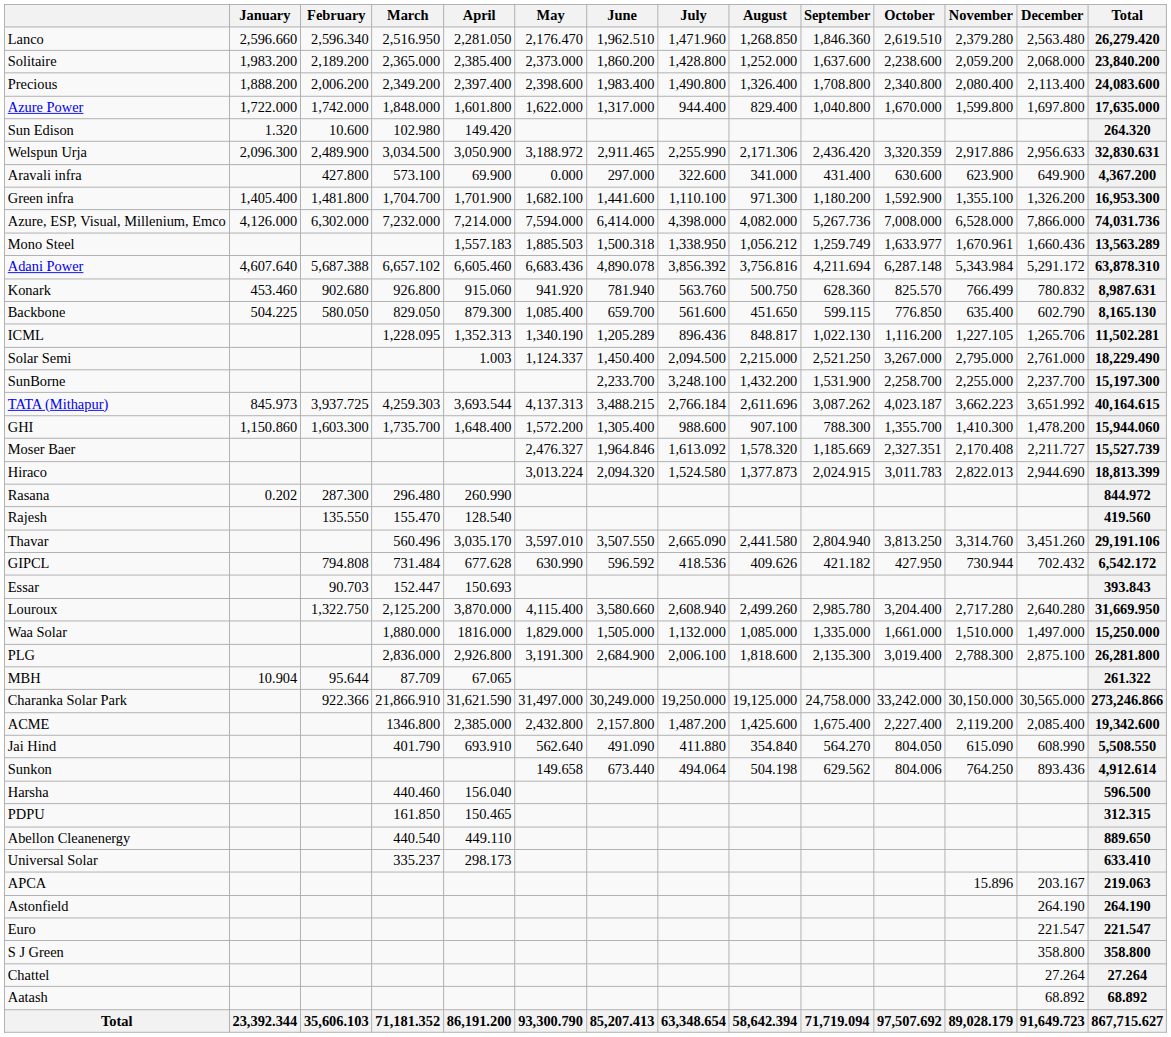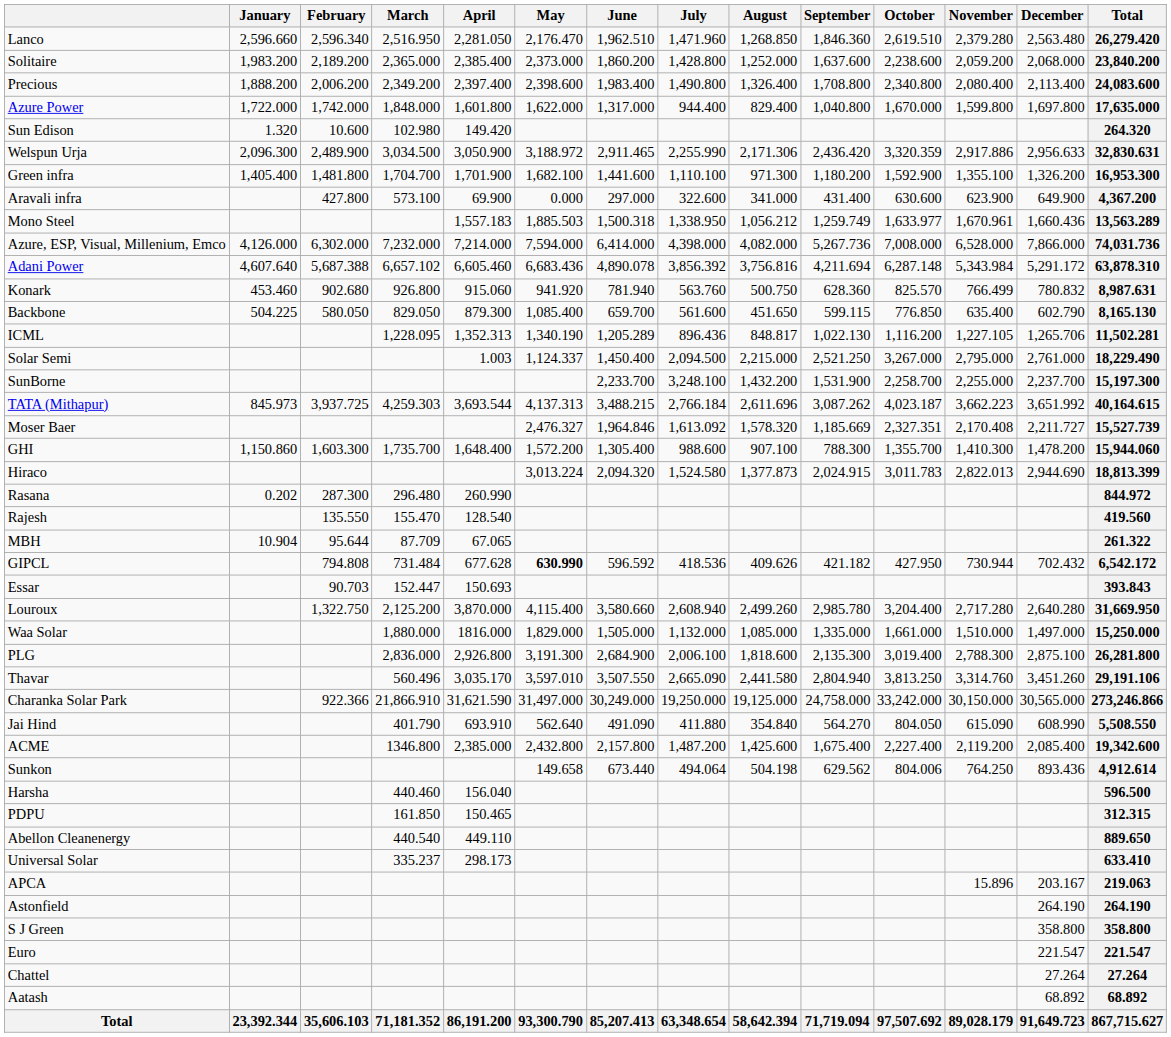rows swapped: (41, 198) <-> (45, 175)
rows swapped: (41, 244) <-> (117, 221)
rows swapped: (21, 426) <-> (42, 449)
rows swapped: (24, 678) <-> (28, 541)
(560, 564) normal -> (560, 564) bold
rows swapped: (32, 746) <-> (29, 723)
rows swapped: (22, 929) <-> (36, 952)
